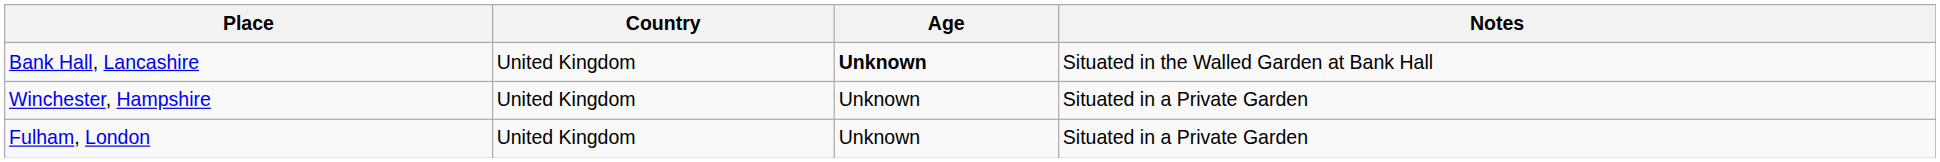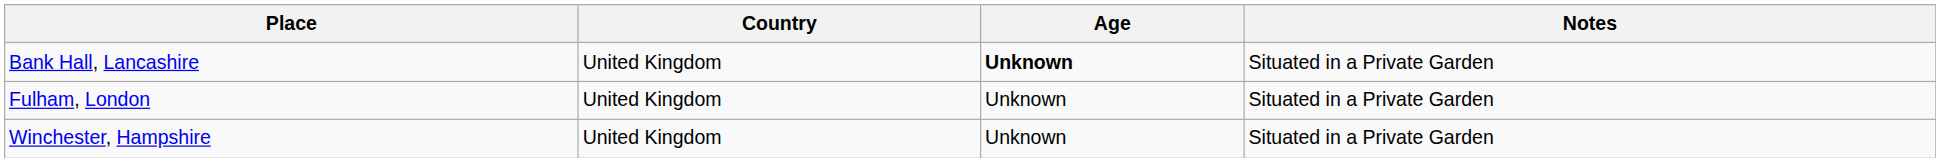(1248, 61) Situated in the Walled Garden at Bank Hall -> (1371, 61) Situated in a Private Garden
rows swapped: (80, 138) <-> (110, 100)
